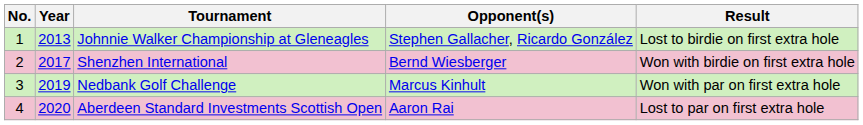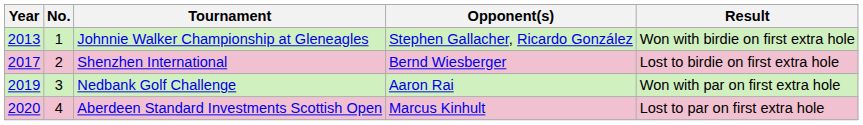columns swapped: (20, 16) <-> (54, 16)
(739, 39) Lost to birdie on first extra hole -> (747, 39) Won with birdie on first extra hole
(747, 62) Won with birdie on first extra hole -> (739, 62) Lost to birdie on first extra hole
(437, 86) Marcus Kinhult -> (421, 86) Aaron Rai
(421, 109) Aaron Rai -> (437, 109) Marcus Kinhult
